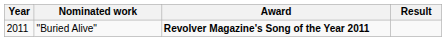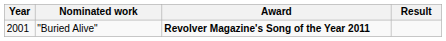(17, 28) 2011 -> (18, 28) 2001
